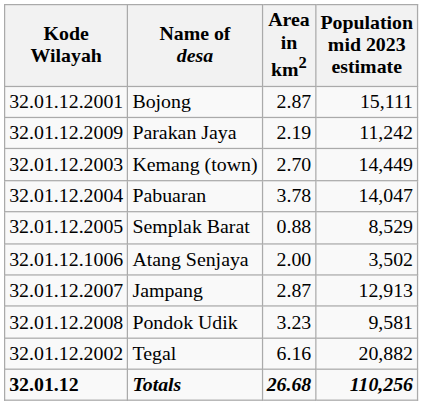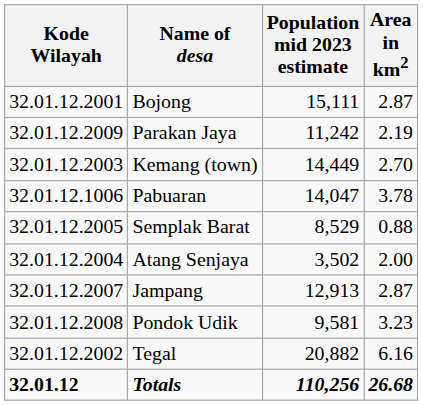columns swapped: (289, 45) <-> (367, 45)
(66, 196) 32.01.12.2004 -> (66, 196) 32.01.12.1006
(66, 259) 32.01.12.1006 -> (66, 259) 32.01.12.2004
